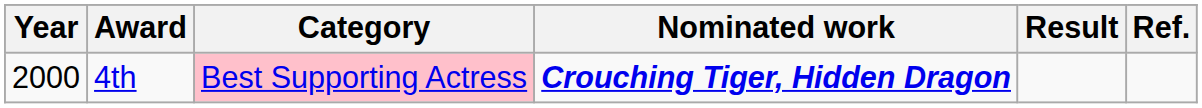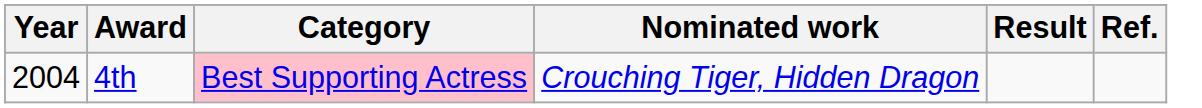(46, 77) 2000 -> (46, 77) 2004
(776, 77) bold -> (760, 77) normal
